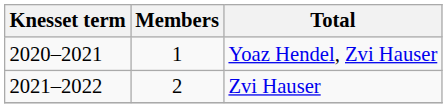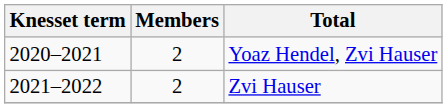(177, 53) 1 -> (177, 53) 2
